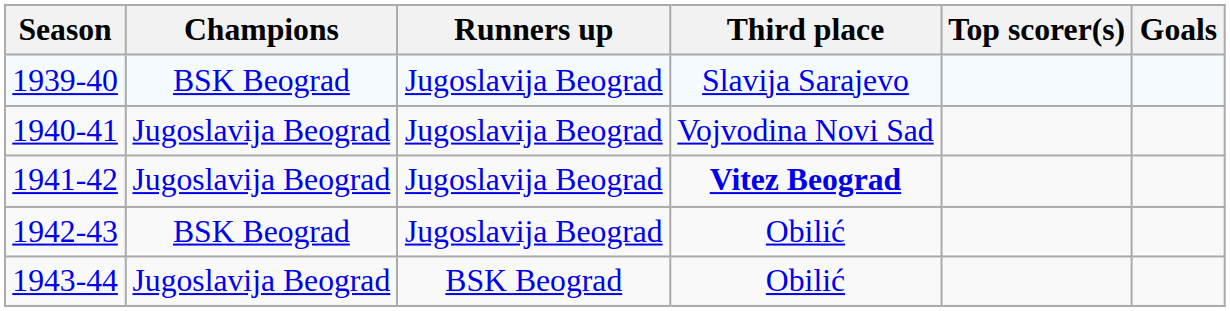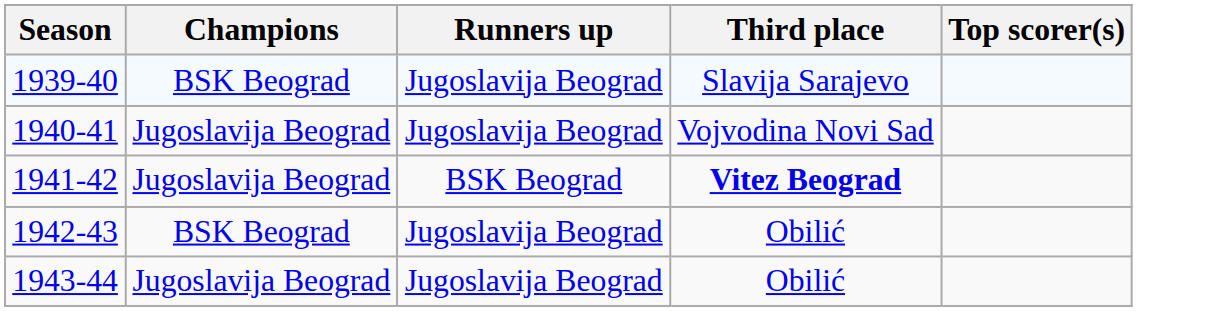- column: (1178, 29)
(534, 180) Jugoslavija Beograd -> (534, 180) BSK Beograd
(534, 280) BSK Beograd -> (534, 280) Jugoslavija Beograd
